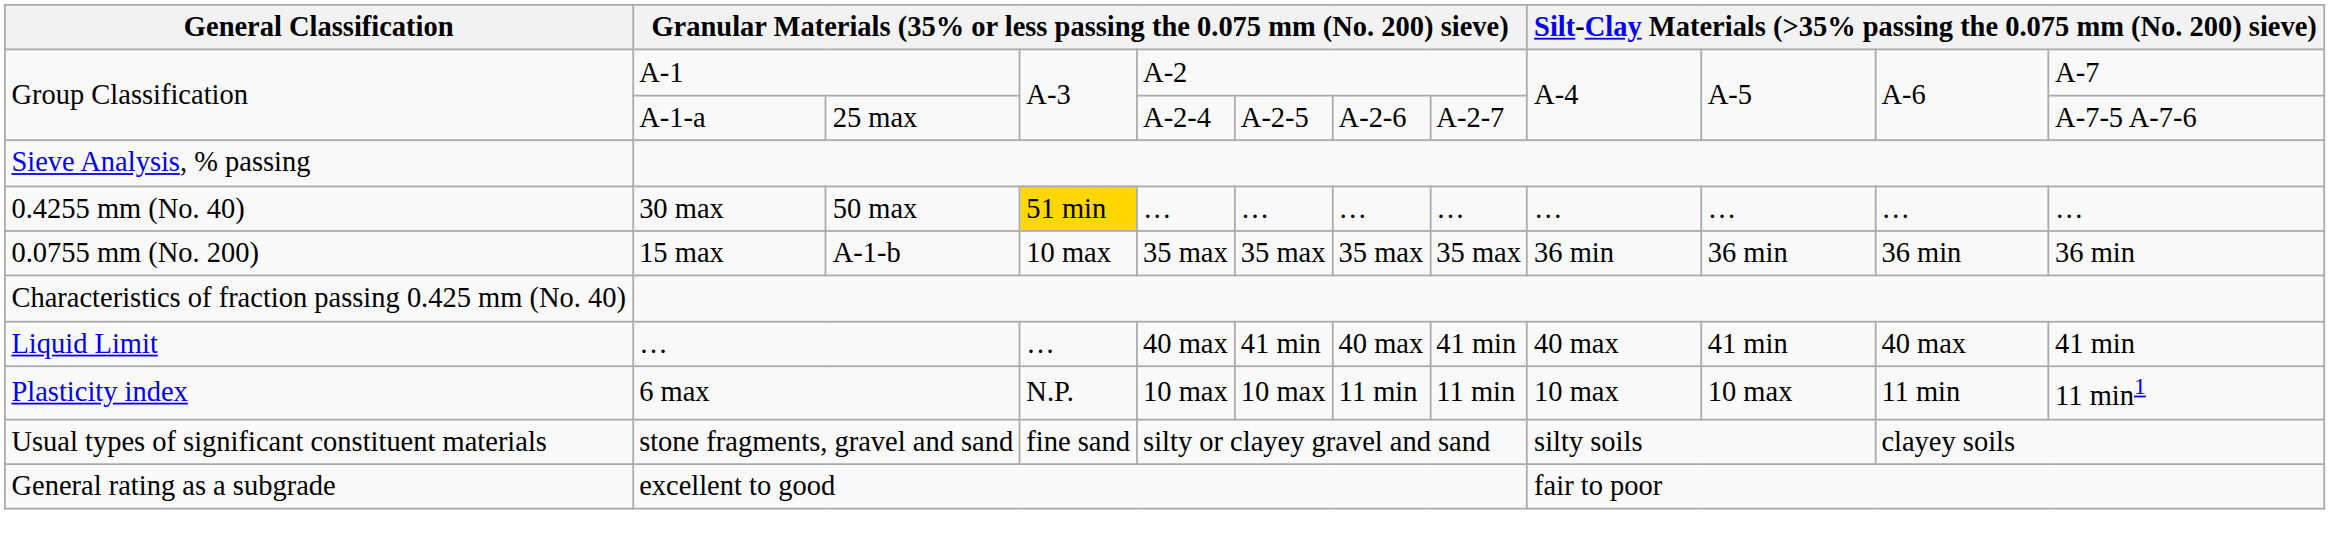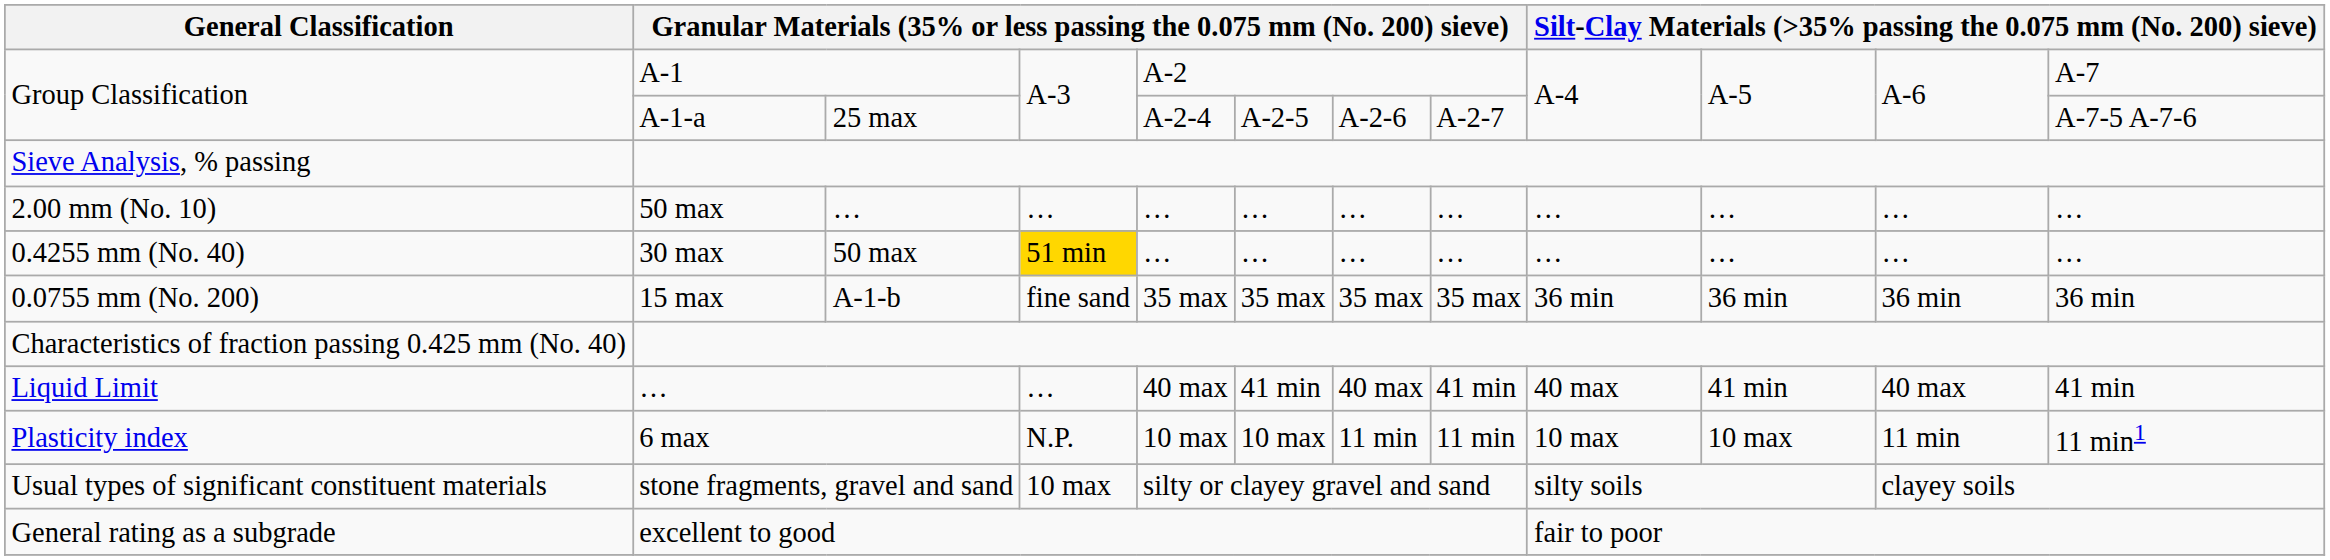+ row: (114, 207)
(1069, 252) 10 max -> (1078, 298) fine sand
(1078, 441) fine sand -> (1069, 486) 10 max
